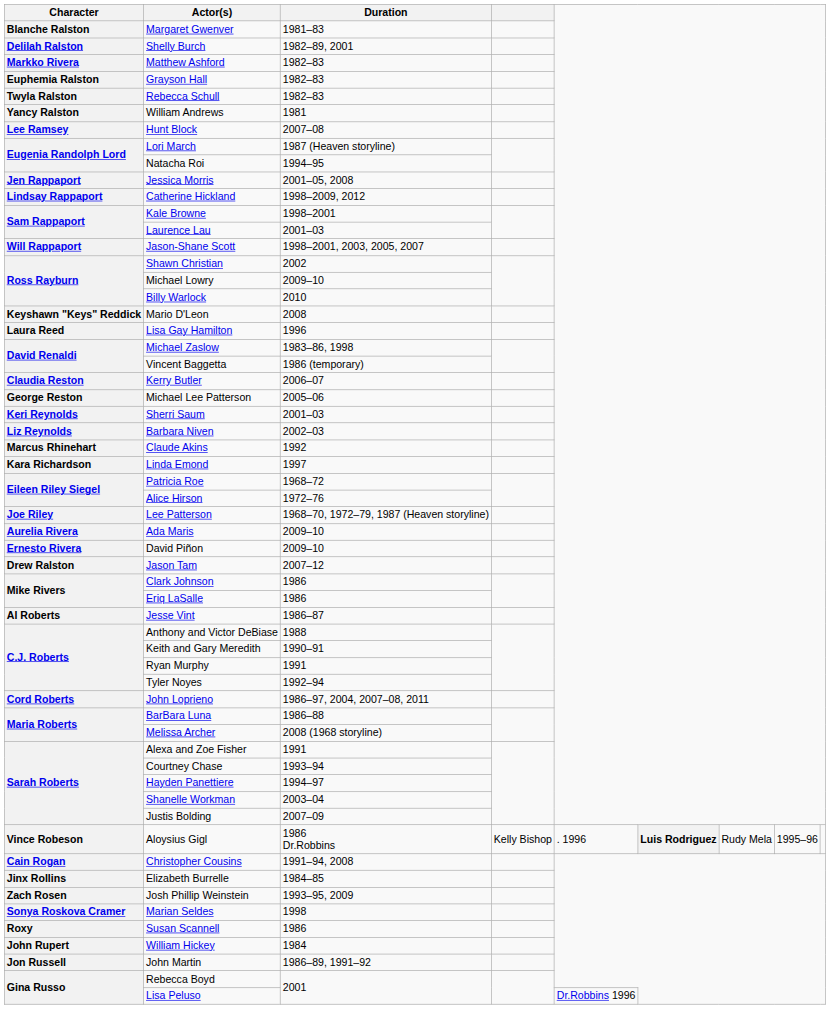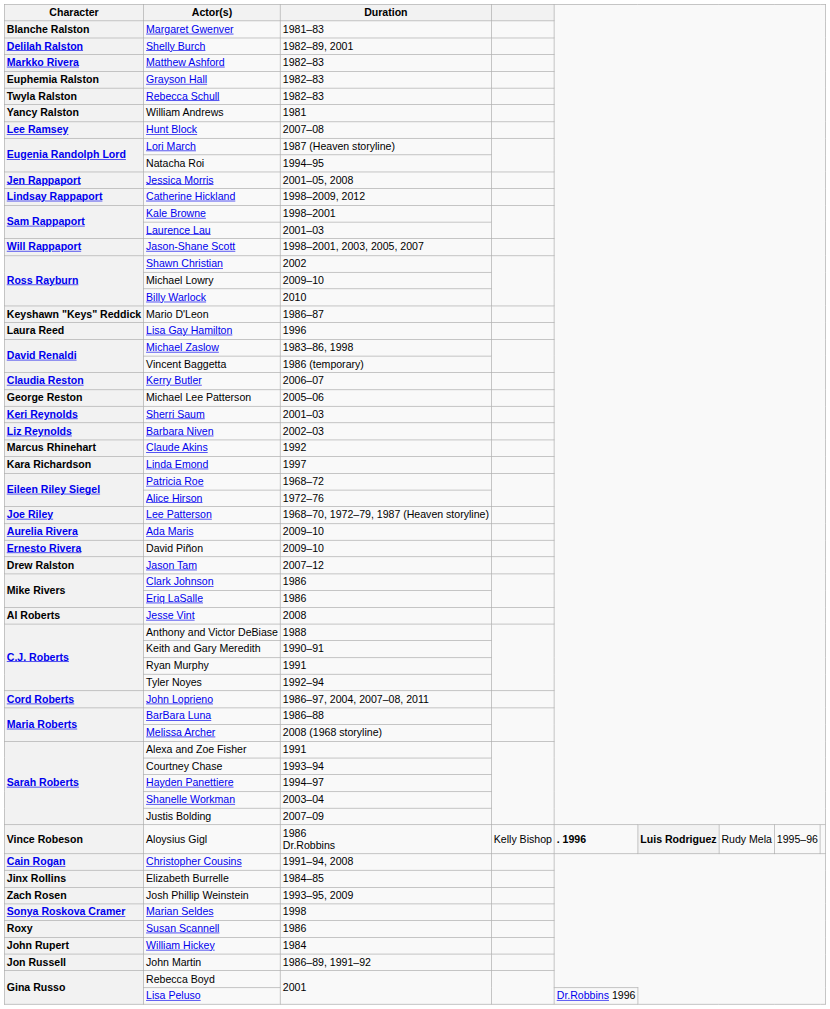(295, 314) 2008 -> (303, 314) 1986–87
(303, 615) 1986–87 -> (295, 615) 2008
(571, 839) normal -> (571, 839) bold
